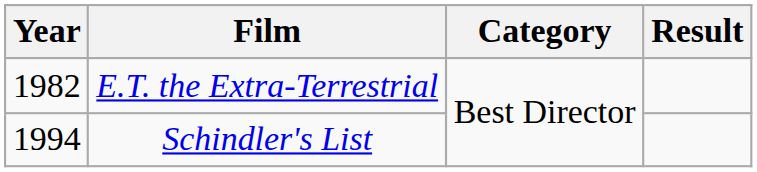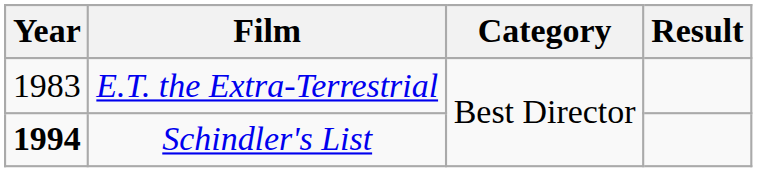(47, 85) 1982 -> (47, 85) 1983
(47, 138) normal -> (47, 138) bold
